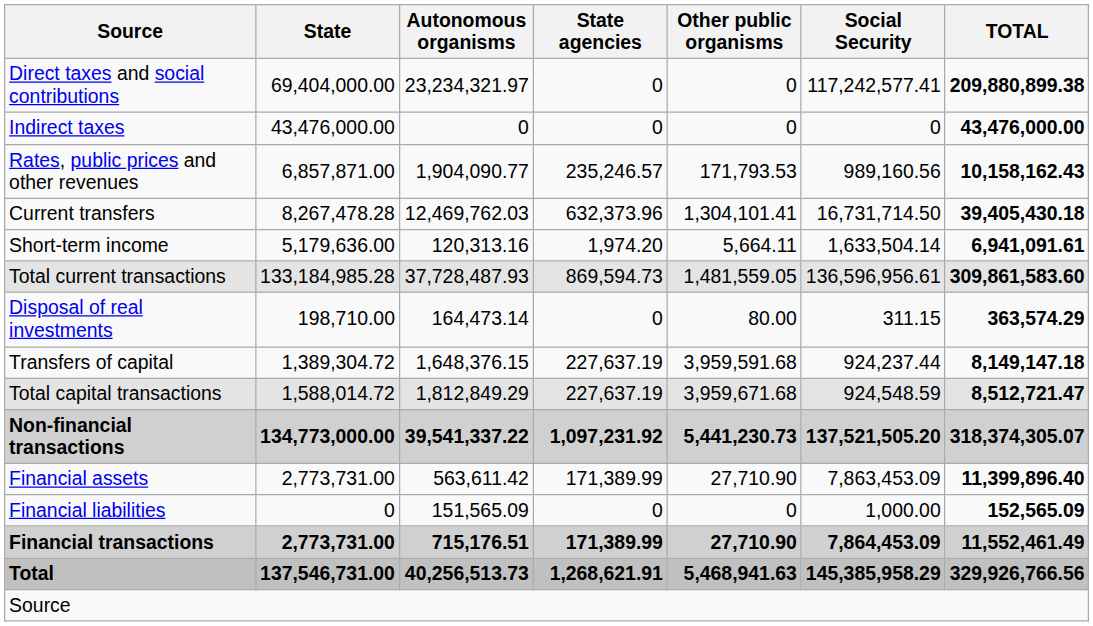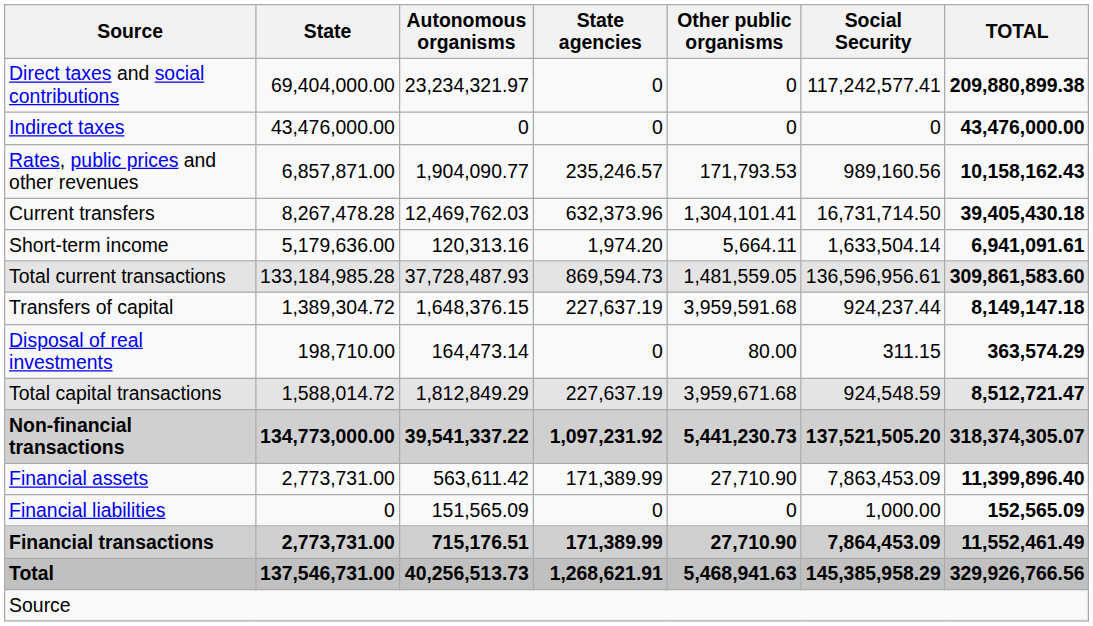rows swapped: (76, 318) <-> (91, 361)
